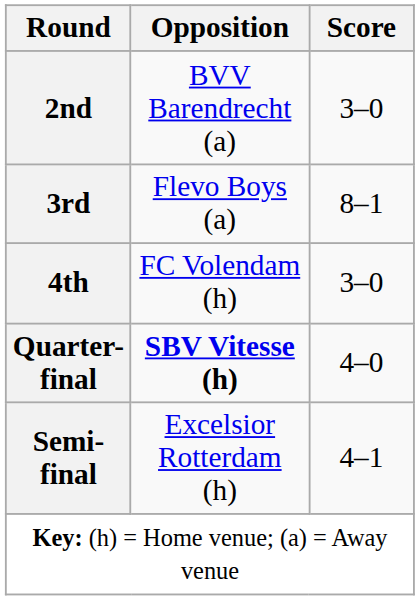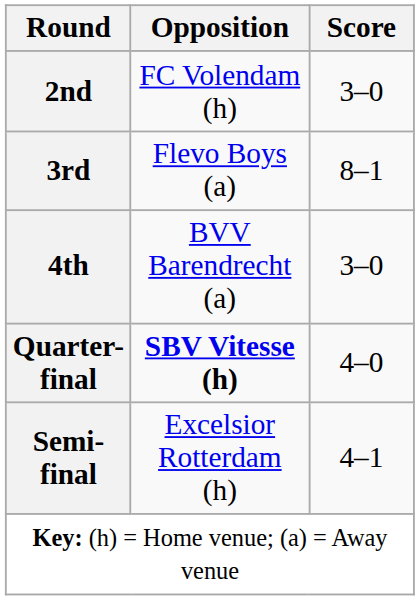(220, 107) BVV Barendrecht (a) -> (220, 90) FC Volendam (h)
(220, 282) FC Volendam (h) -> (220, 266) BVV Barendrecht (a)
